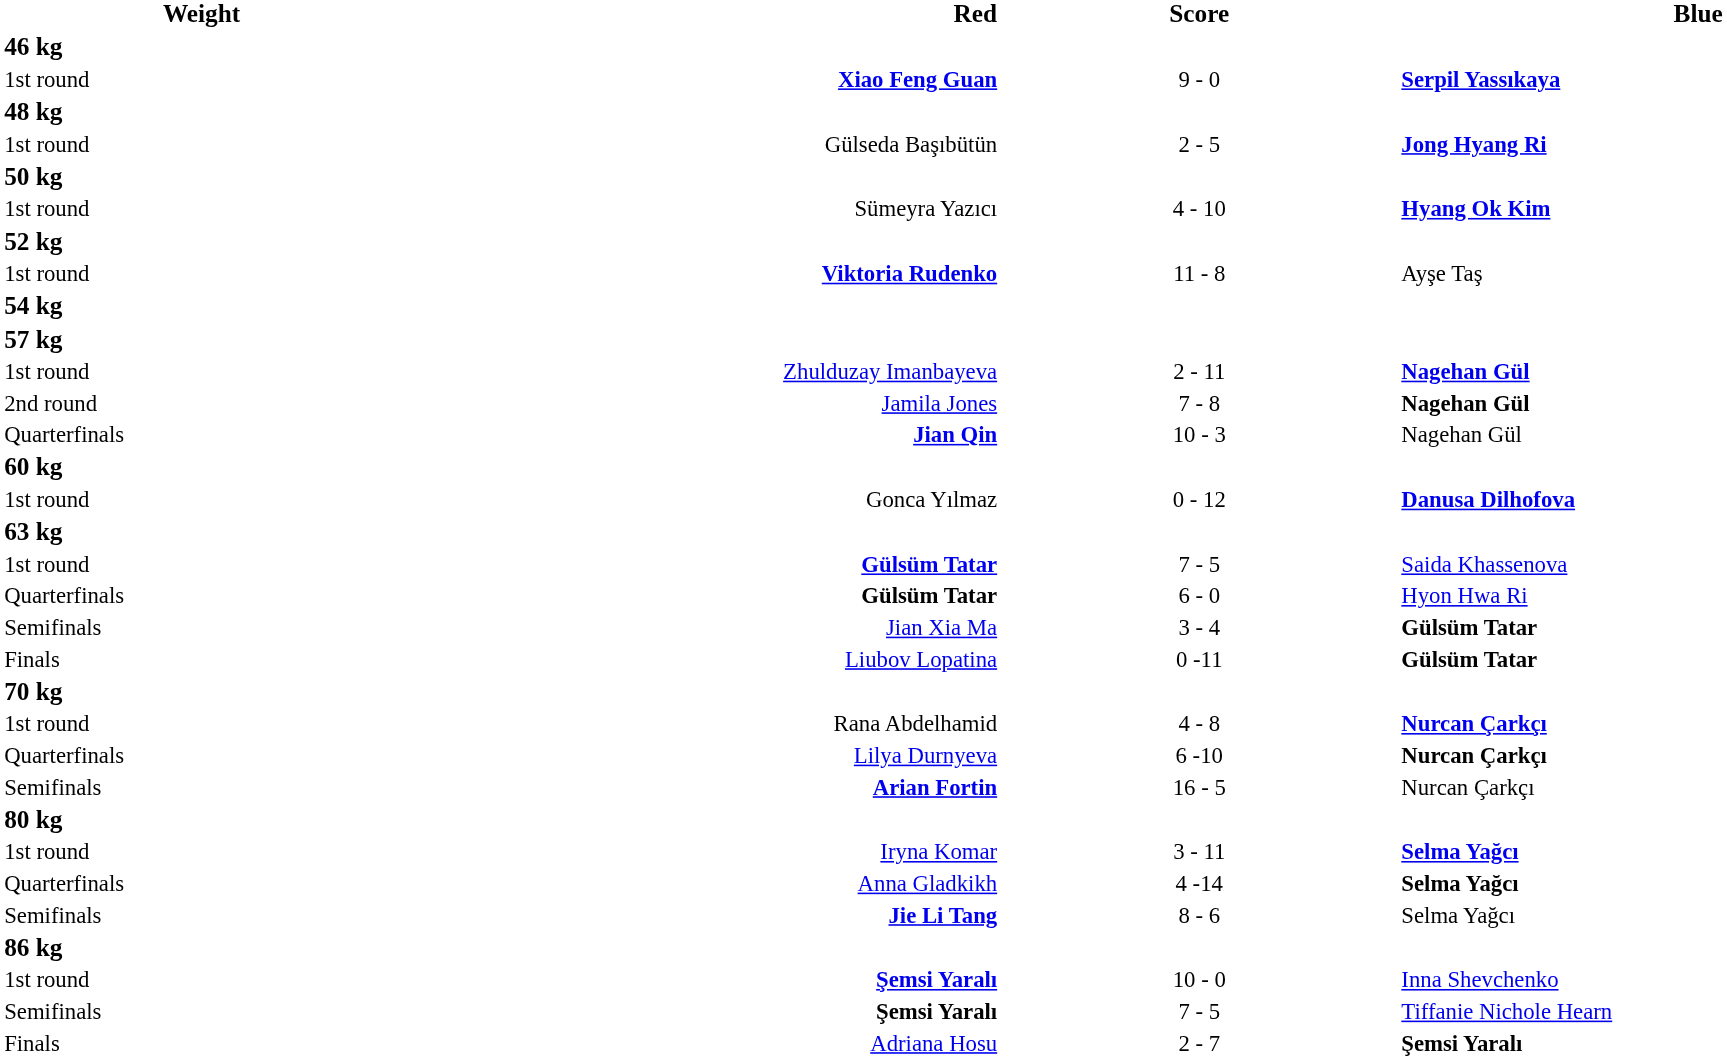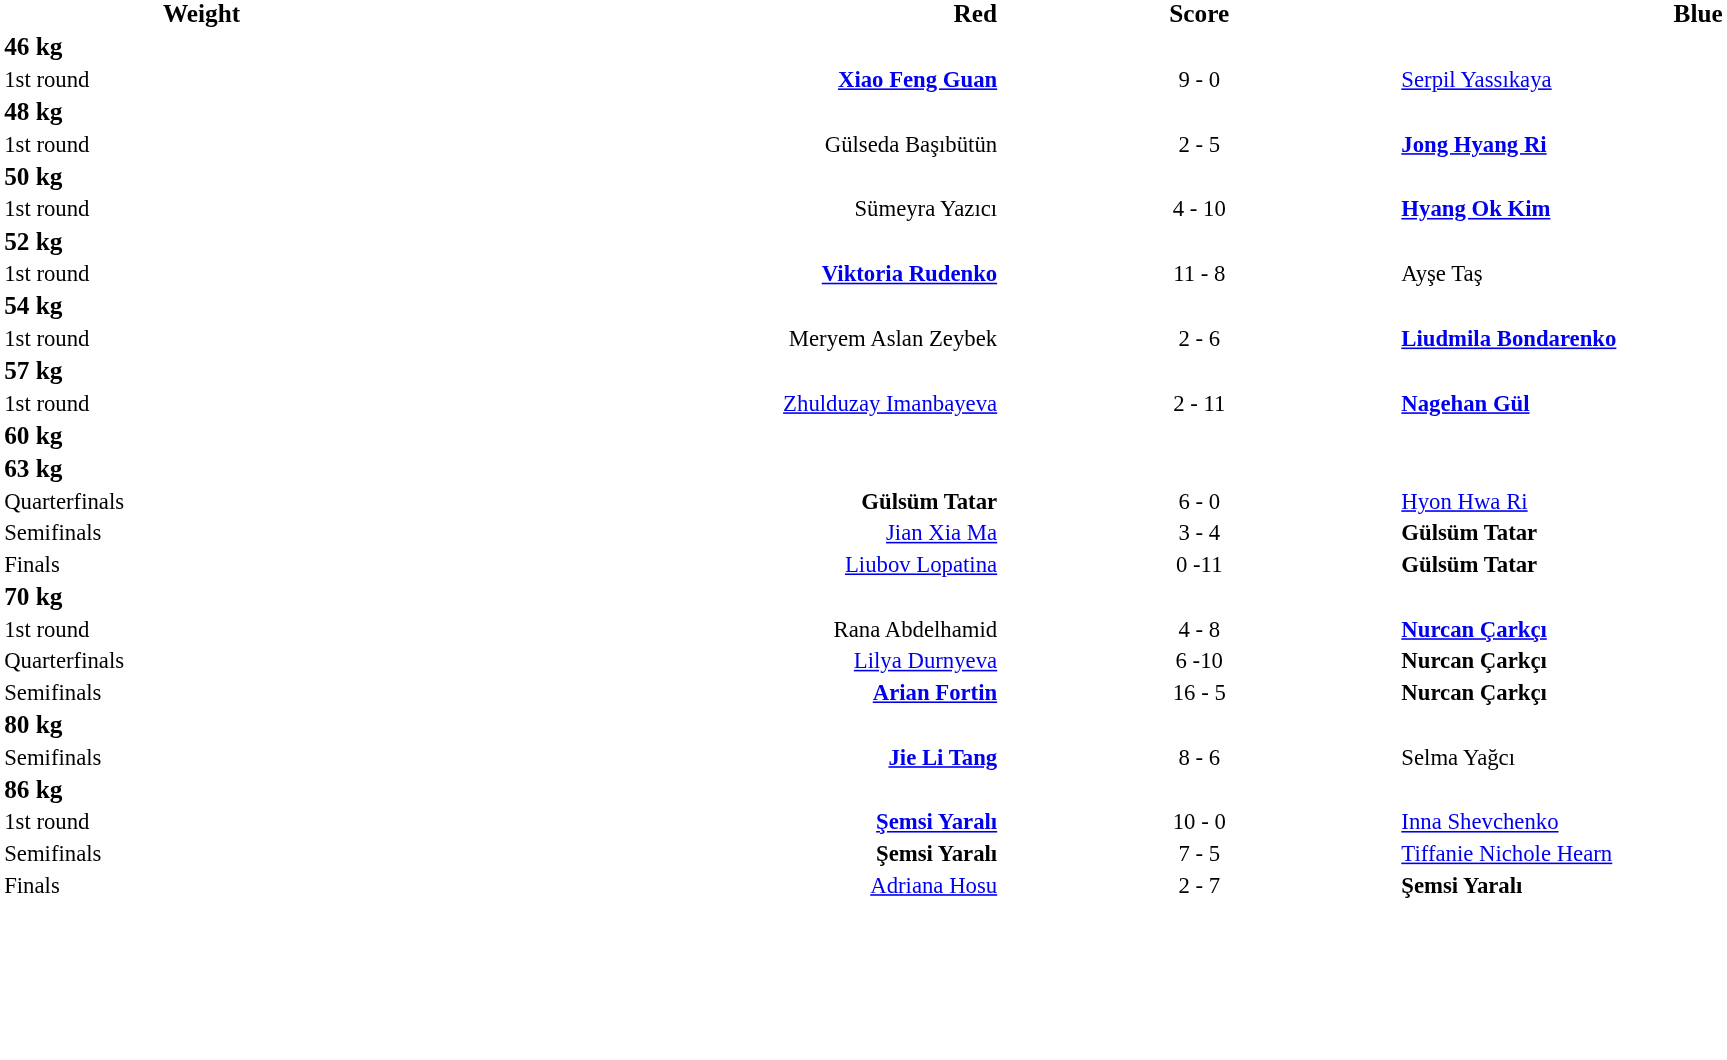(1481, 79) bold -> (1476, 79) normal
+ row: (47, 338)
- row: (51, 403)
- row: (64, 434)
- row: (47, 499)
- row: (47, 564)
(1468, 787) normal -> (1474, 692) bold
- row: (47, 852)
- row: (64, 883)
